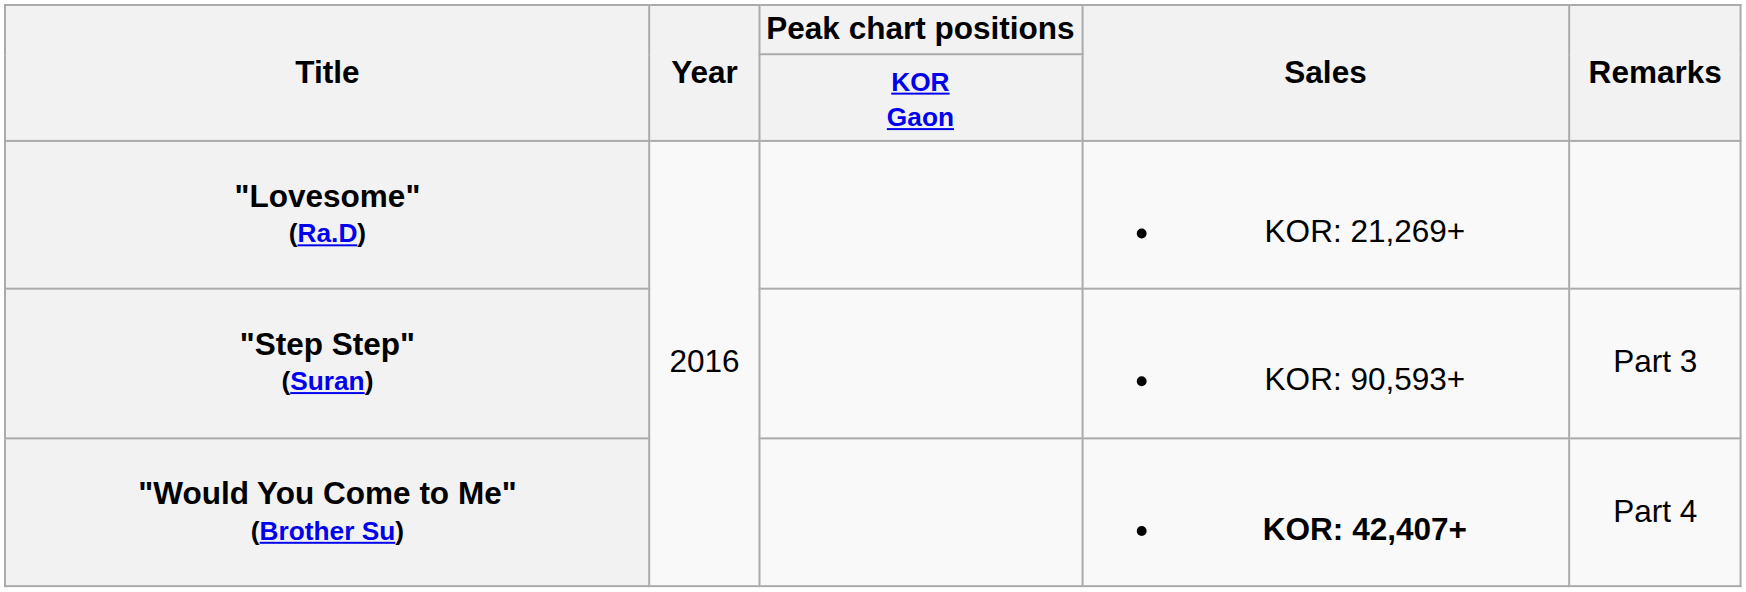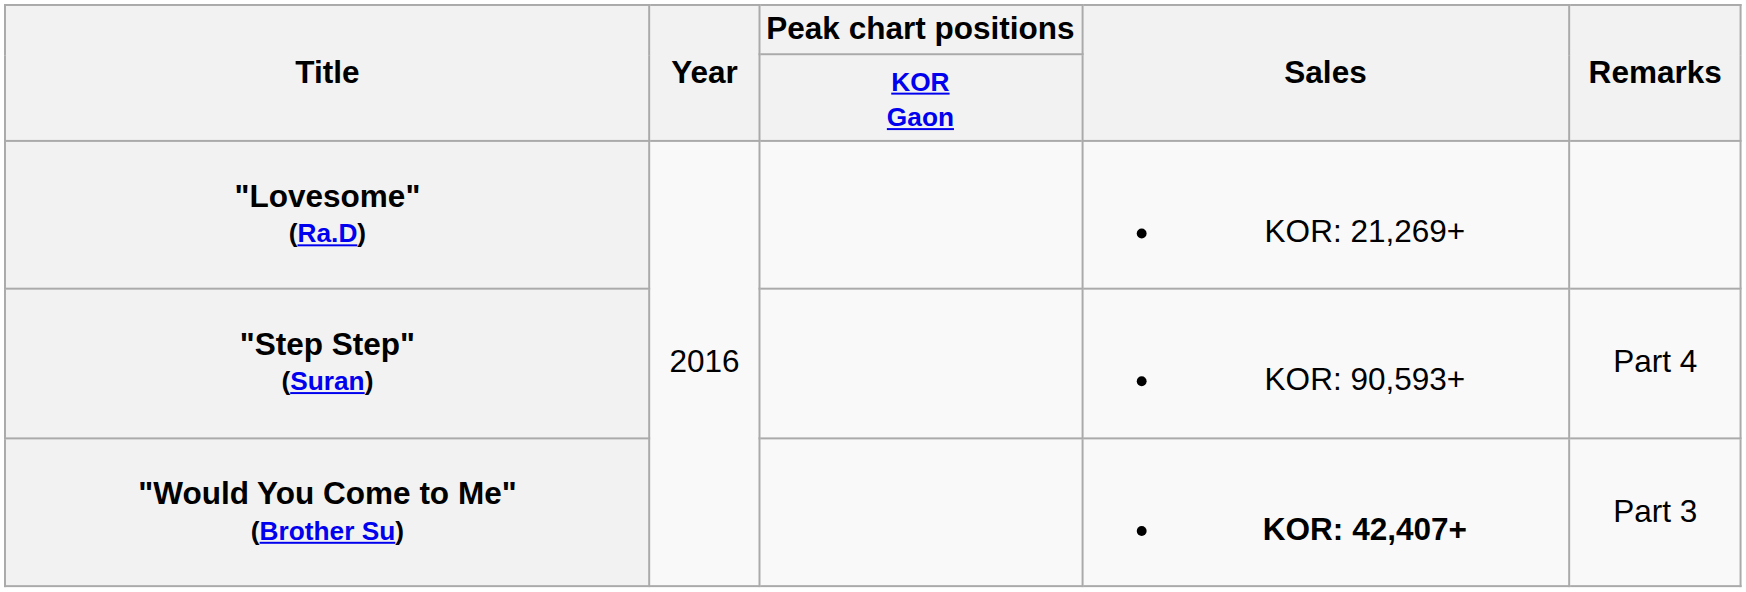(1655, 362) Part 3 -> (1655, 362) Part 4
(1655, 511) Part 4 -> (1655, 511) Part 3
